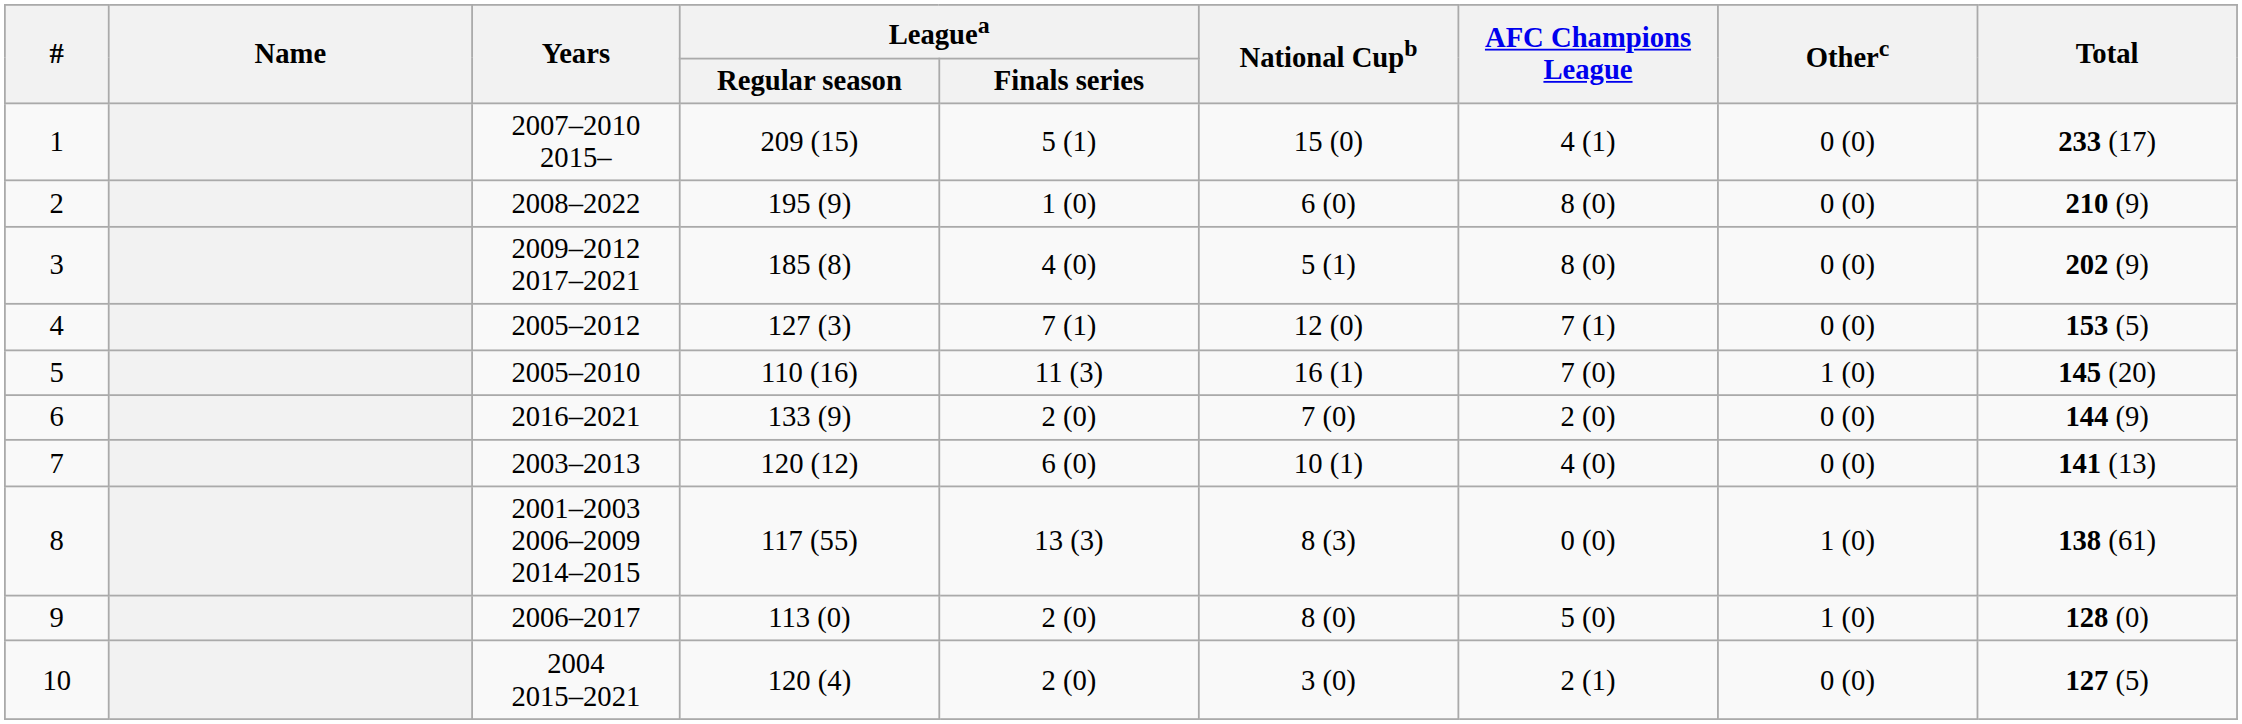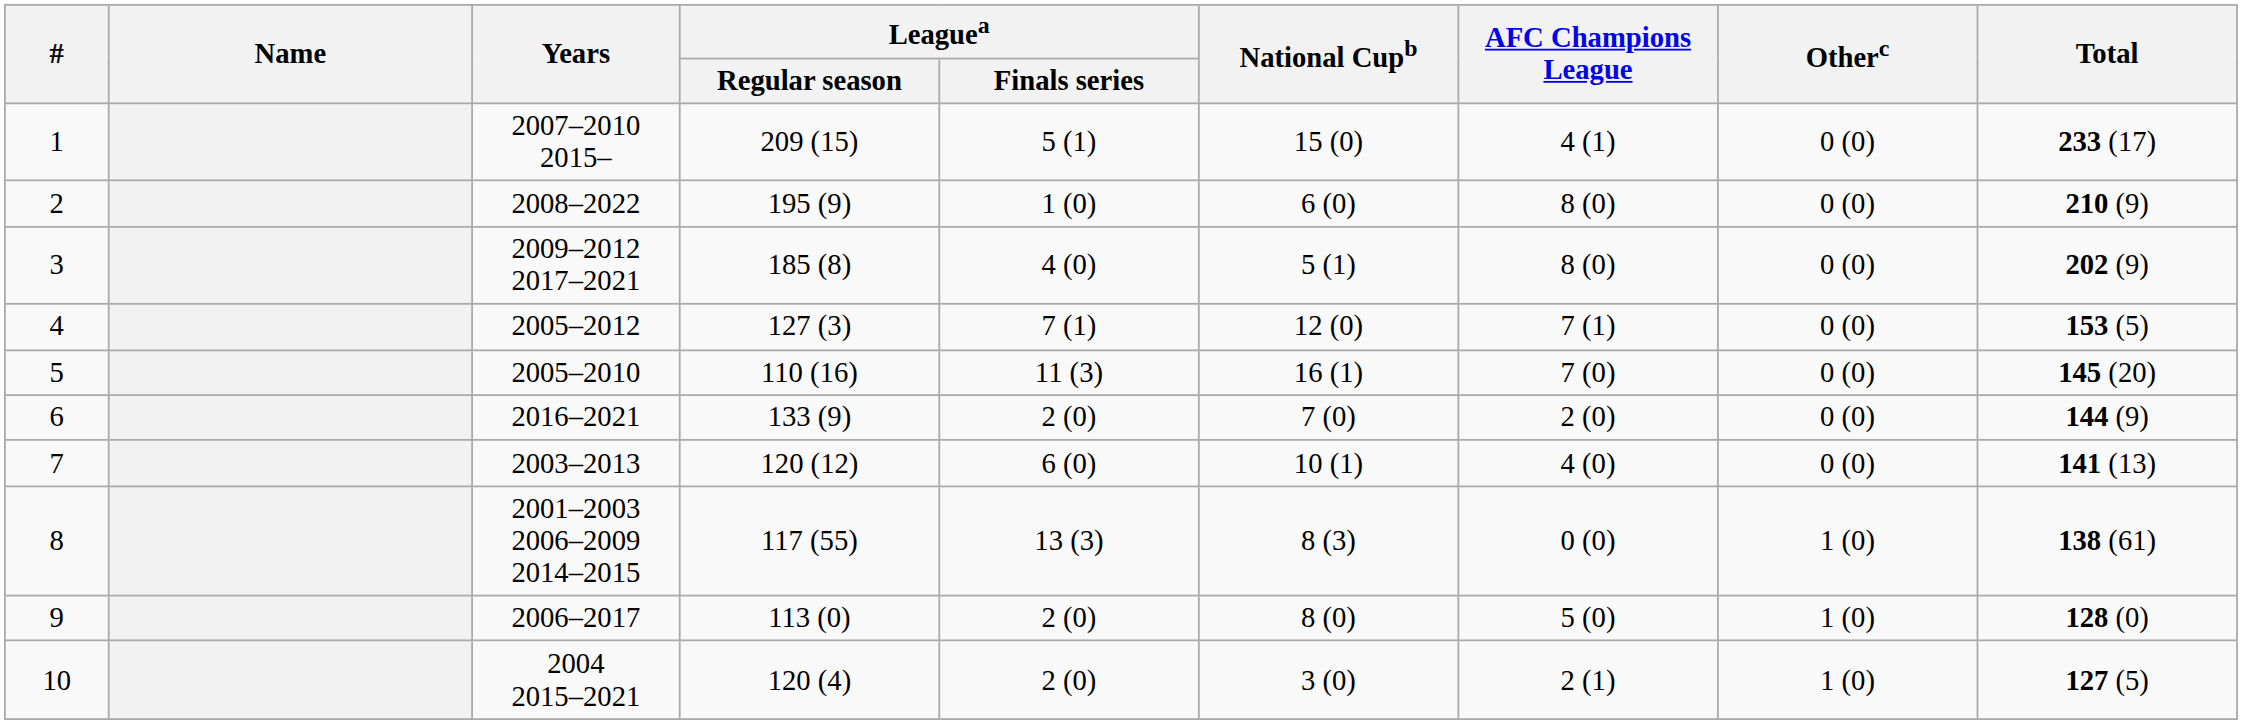(1848, 371) 1 (0) -> (1848, 371) 0 (0)
(1848, 679) 0 (0) -> (1848, 679) 1 (0)
